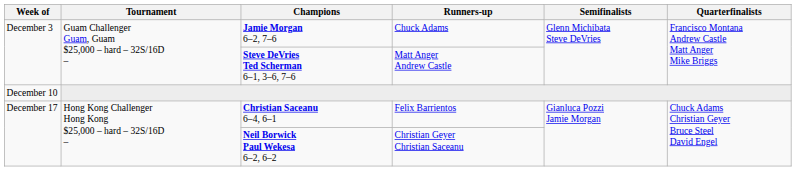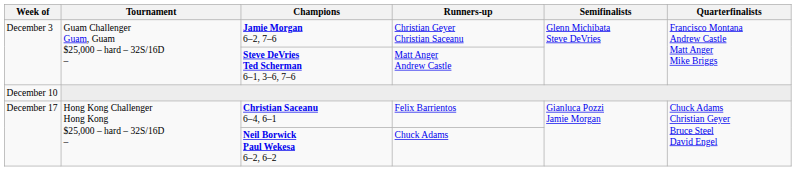(421, 27) Chuck Adams -> (429, 33) Christian Geyer Christian Saceanu
(429, 140) Christian Geyer Christian Saceanu -> (421, 135) Chuck Adams
